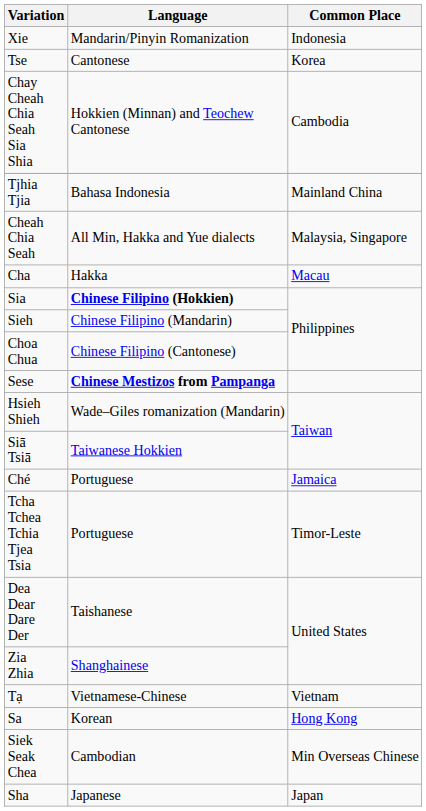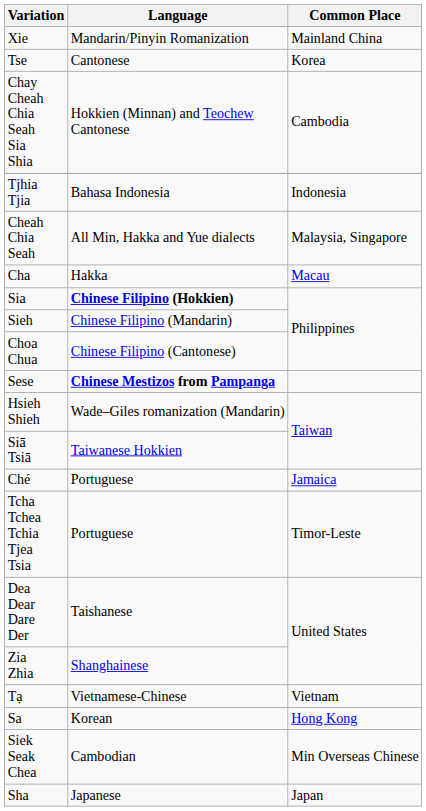(319, 37) Indonesia -> (337, 37) Mainland China
(337, 192) Mainland China -> (319, 192) Indonesia
